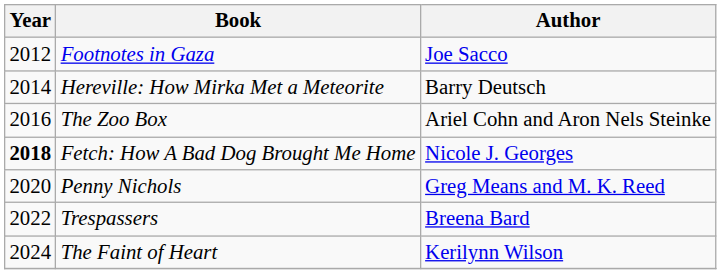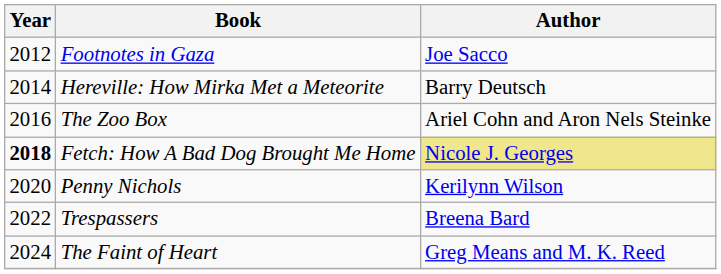(499, 152) no background -> (499, 152) khaki background
(545, 185) Greg Means and M. K. Reed -> (494, 185) Kerilynn Wilson
(494, 251) Kerilynn Wilson -> (545, 251) Greg Means and M. K. Reed
